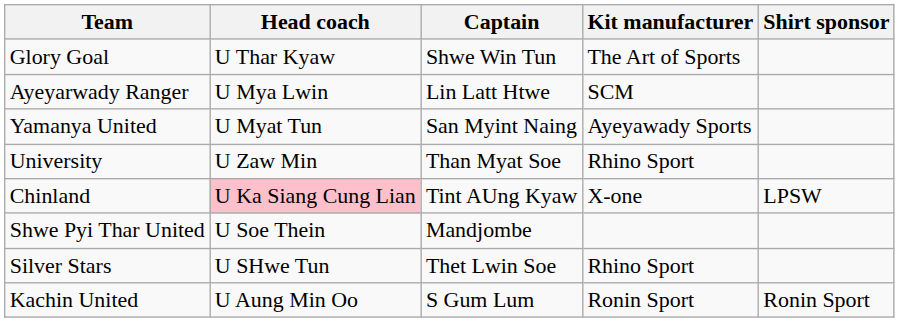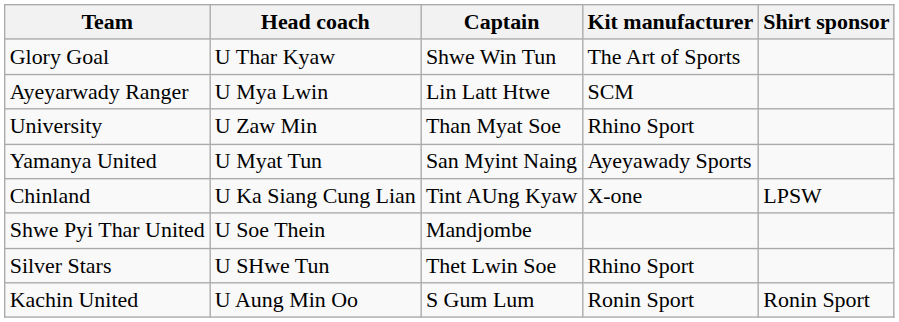rows swapped: (56, 160) <-> (83, 126)
(315, 195) pink background -> (315, 195) no background
